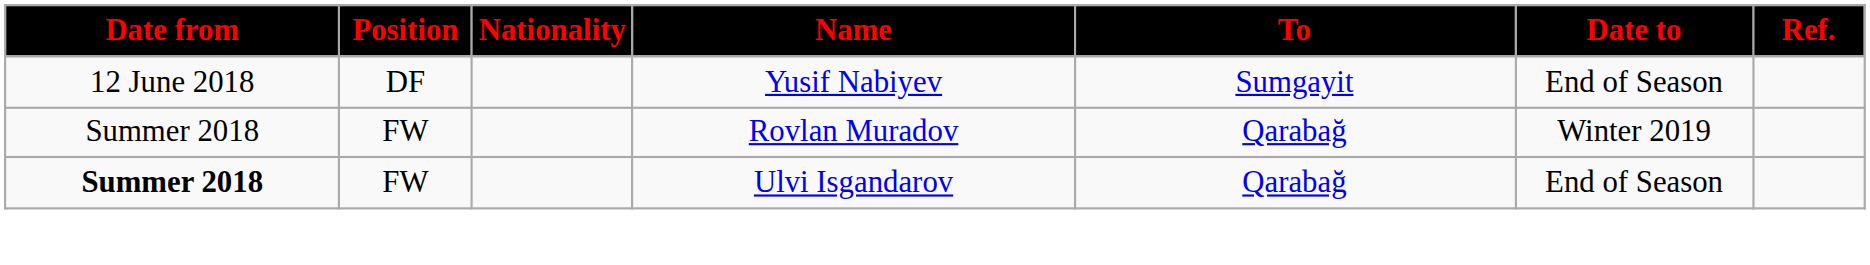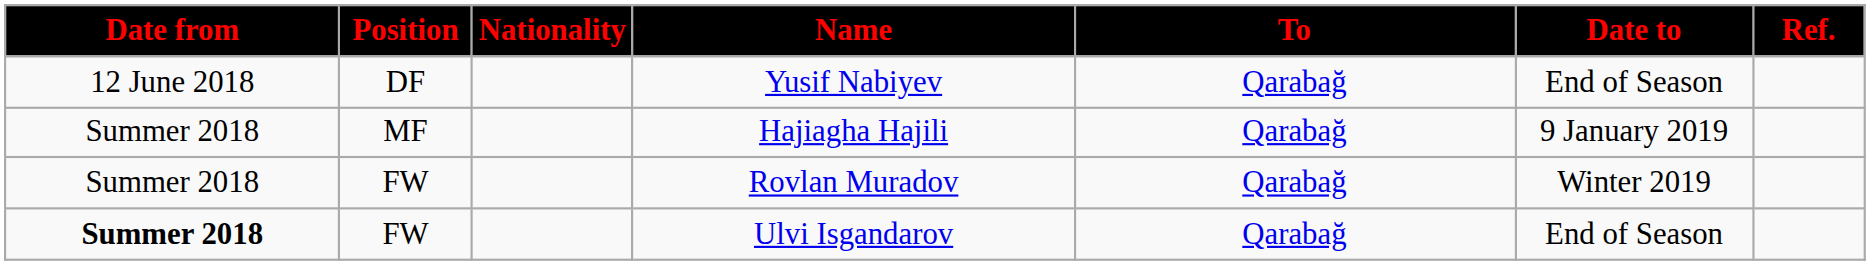(1294, 81) Sumgayit -> (1294, 81) Qarabağ
+ row: (854, 131)
